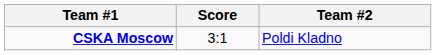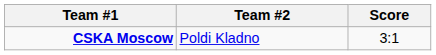columns swapped: (217, 15) <-> (345, 15)
